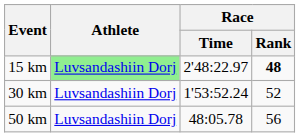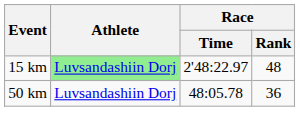(273, 68) bold -> (273, 68) normal
- row: (28, 93)
(273, 119) 56 -> (273, 93) 36
